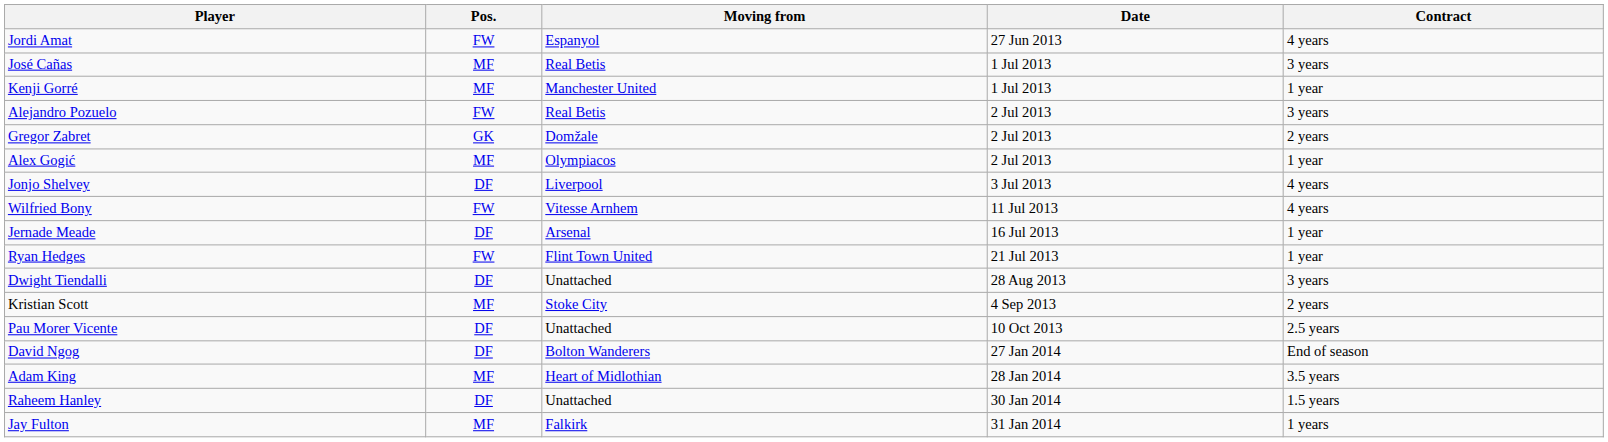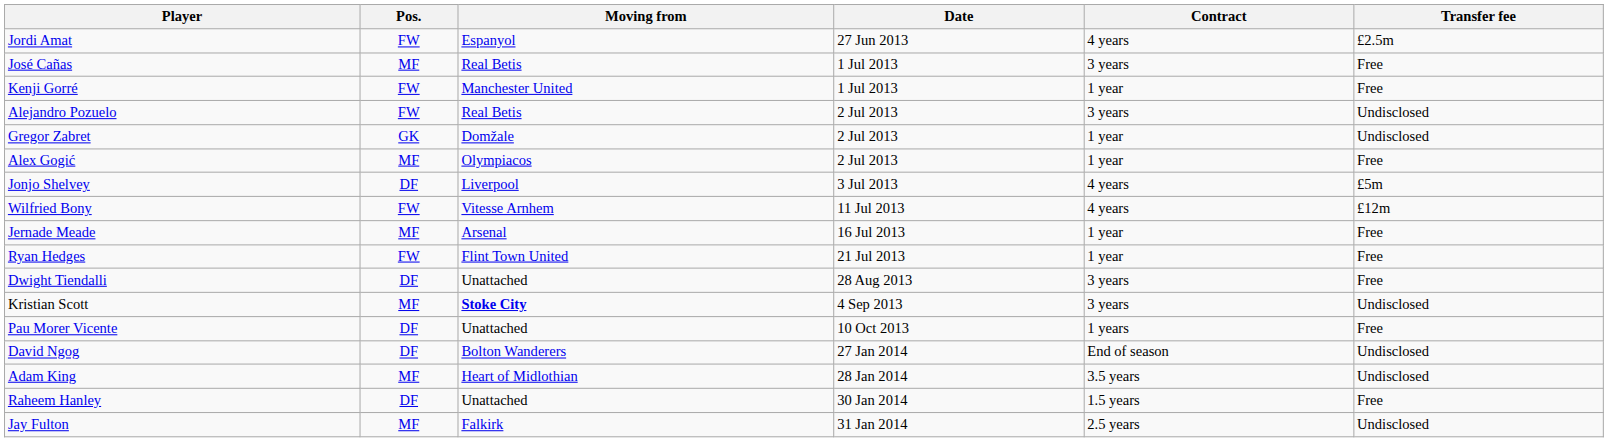+ column: (1479, 16)
(484, 88) MF -> (409, 88) FW
(1308, 136) 2 years -> (1105, 136) 1 year
(484, 232) DF -> (409, 232) MF
(576, 304) normal -> (494, 304) bold
(1308, 304) 2 years -> (1108, 304) 3 years
(1313, 328) 2.5 years -> (1108, 328) 1 years
(1308, 424) 1 years -> (1114, 424) 2.5 years
